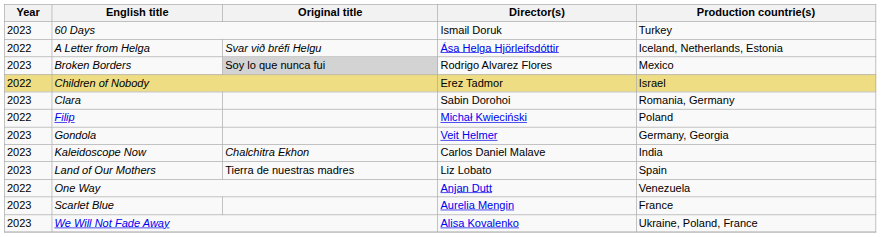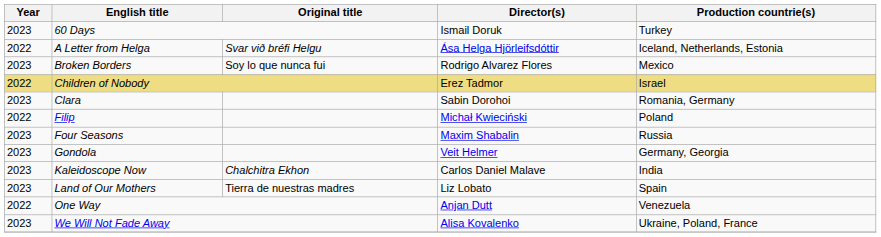(275, 65) lightgrey background -> (275, 65) no background
+ row: (89, 135)
- row: (84, 205)
